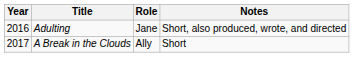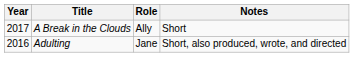rows swapped: (52, 28) <-> (82, 44)
